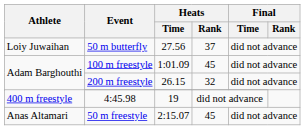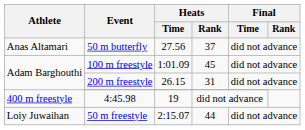(38, 47) Loiy Juwaihan -> (37, 47) Anas Altamari
(210, 81) 32 -> (210, 81) 31
(37, 116) Anas Altamari -> (38, 116) Loiy Juwaihan
(210, 116) 45 -> (210, 116) 44
